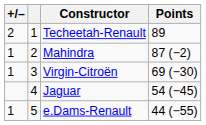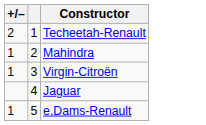- column: (175, 14)
